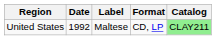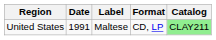(79, 27) 1992 -> (79, 27) 1991
